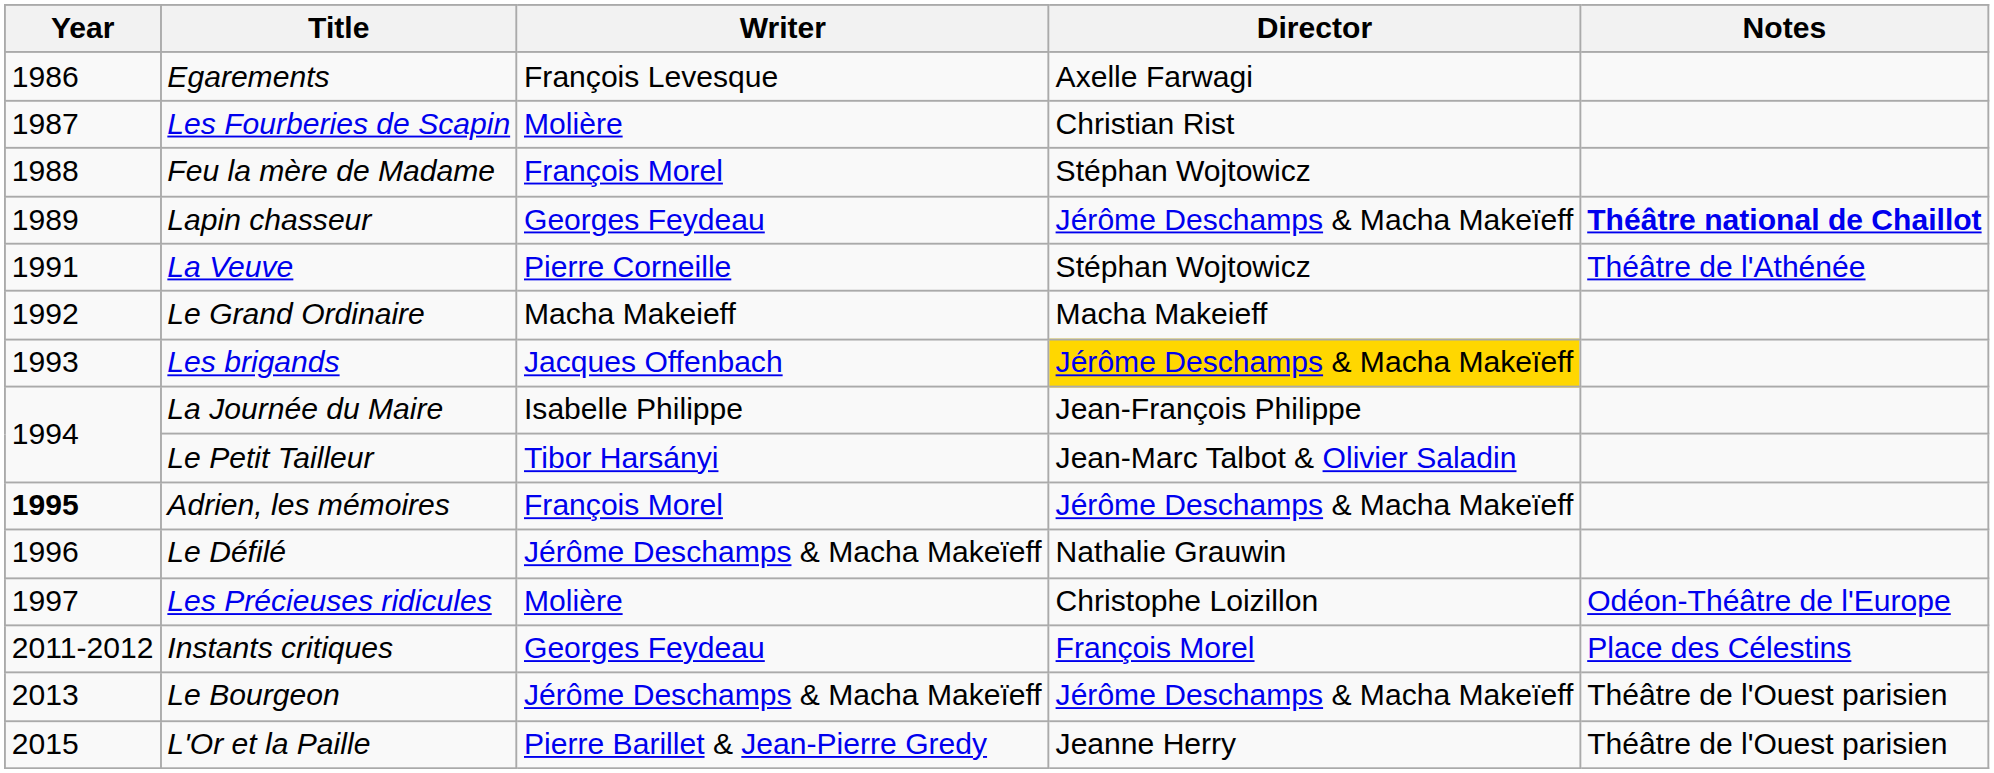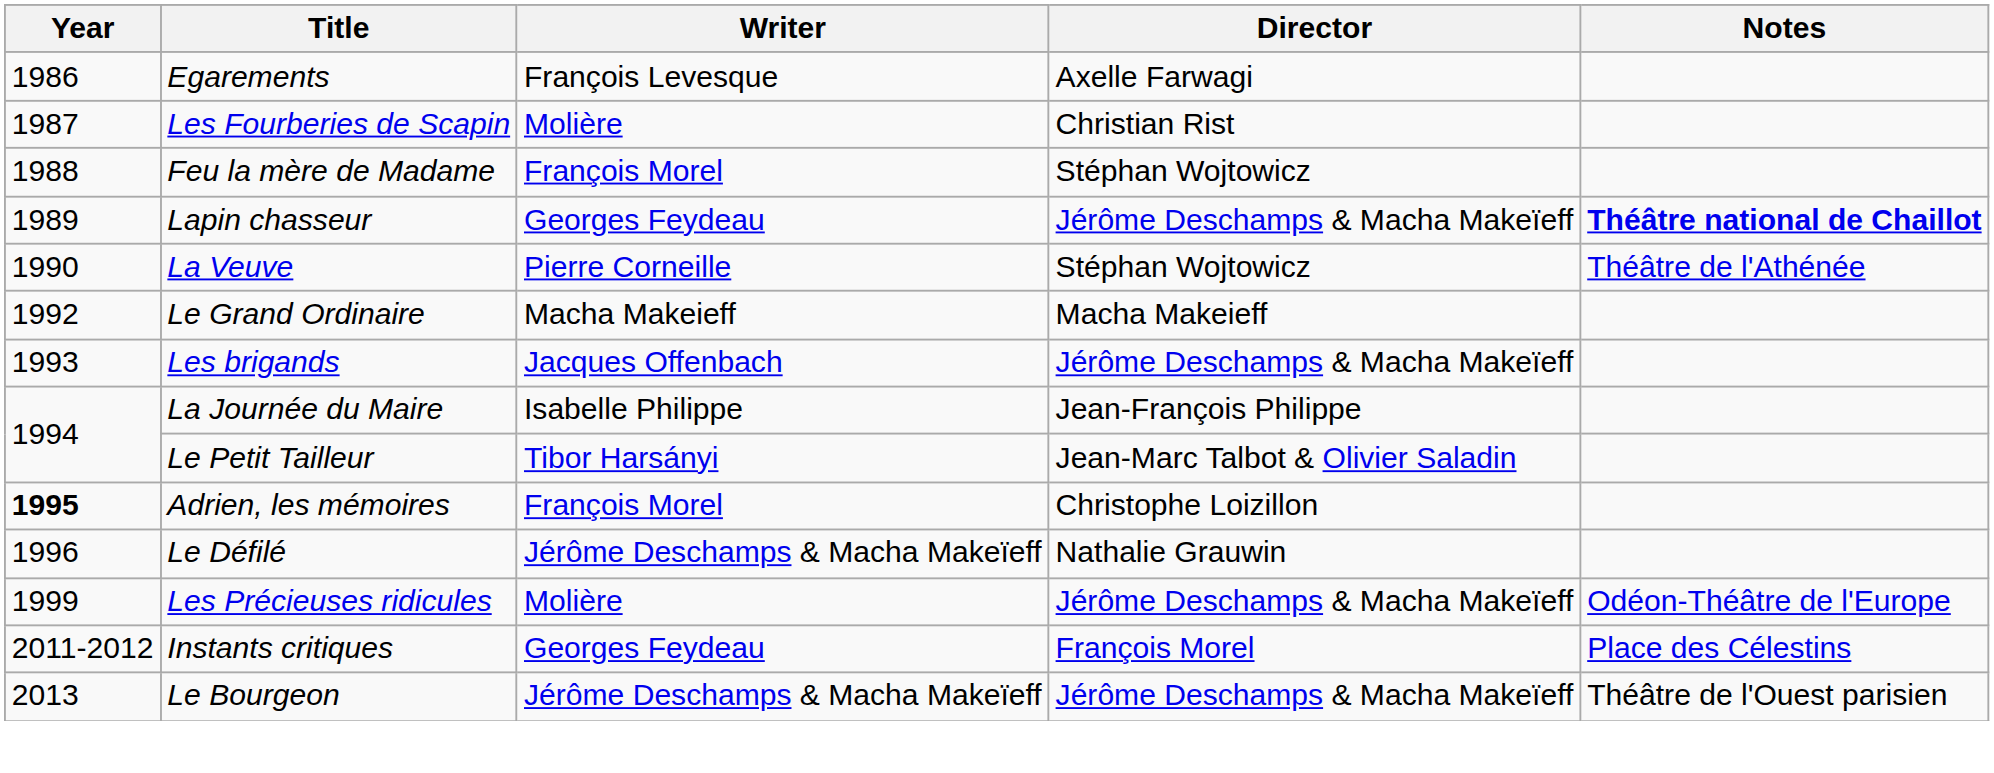(45, 266) 1991 -> (45, 266) 1990
(1314, 362) gold background -> (1314, 362) no background
(1314, 505) Jérôme Deschamps & Macha Makeïeff -> (1187, 505) Christophe Loizillon
(45, 600) 1997 -> (45, 600) 1999
(1187, 600) Christophe Loizillon -> (1314, 600) Jérôme Deschamps & Macha Makeïeff
- row: (269, 743)
